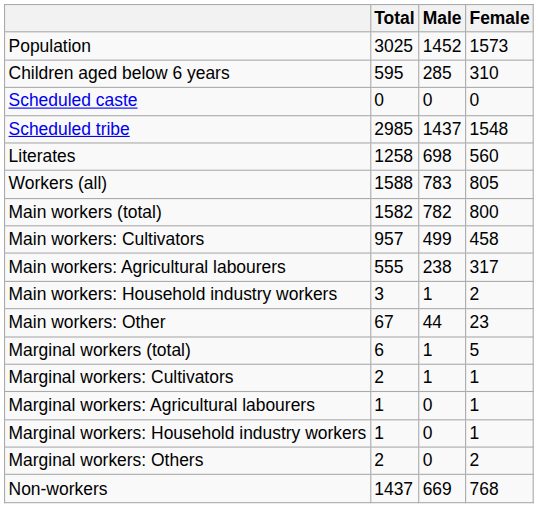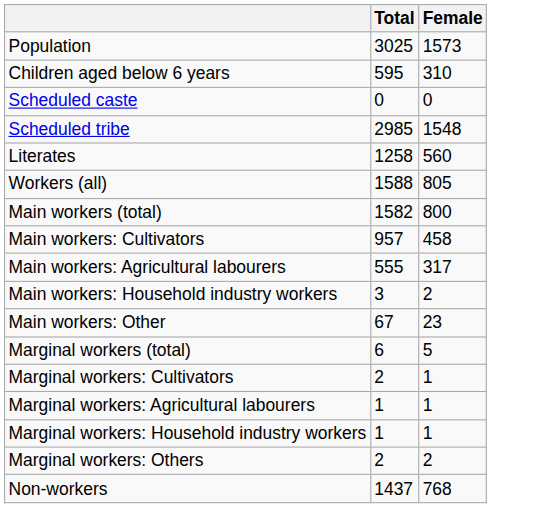- column: (442, 18)
